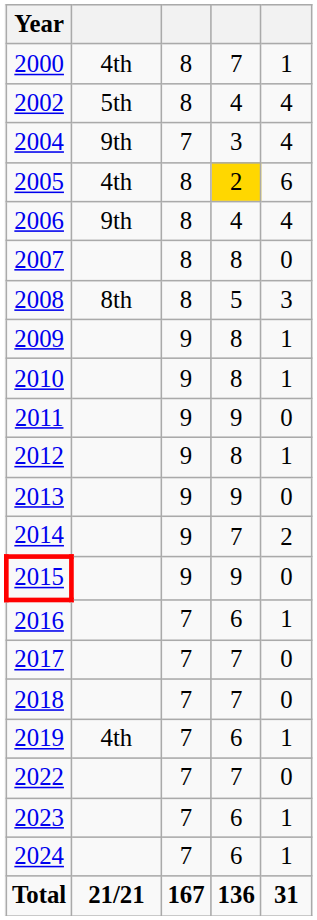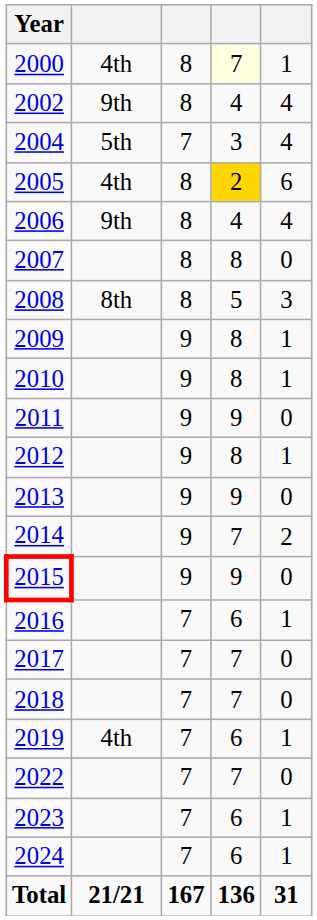(236, 63) no background -> (236, 63) lightyellow background
(116, 102) 5th -> (116, 102) 9th
(116, 142) 9th -> (116, 142) 5th
